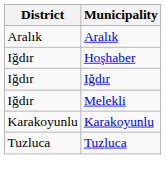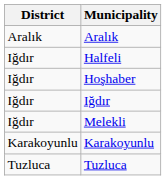+ row: (103, 57)
